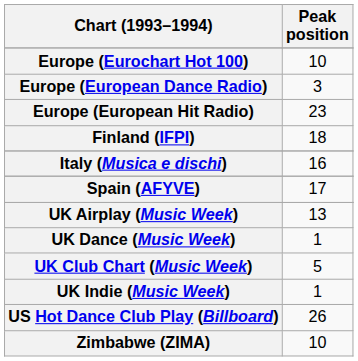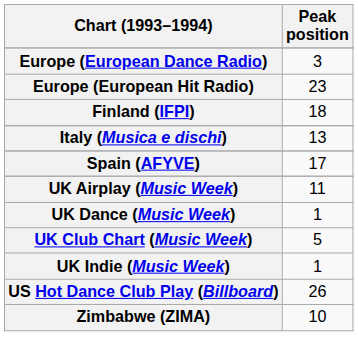- row: (143, 61)
(317, 163) 16 -> (317, 138) 13
(317, 214) 13 -> (317, 189) 11
